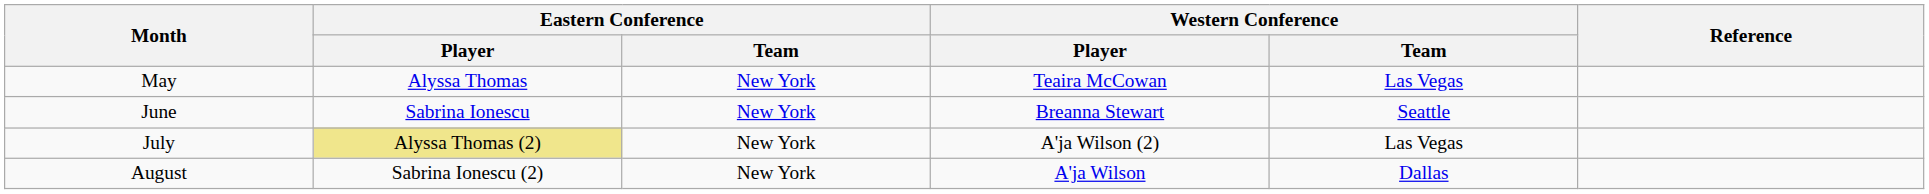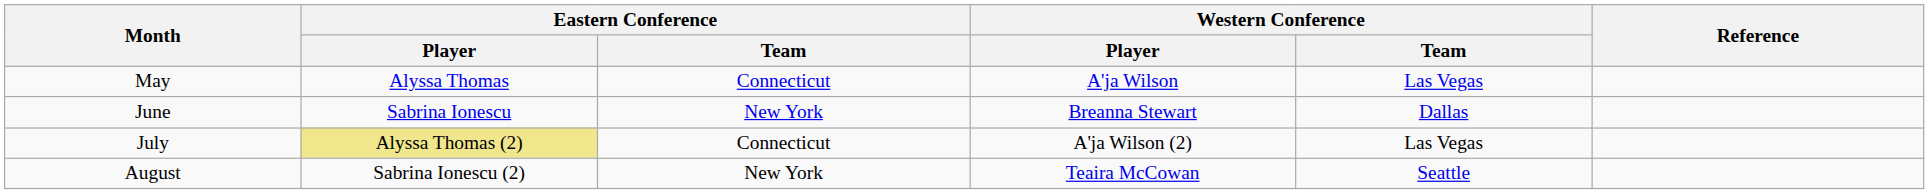(776, 81) New York -> (784, 81) Connecticut
(1100, 81) Teaira McCowan -> (1133, 81) A'ja Wilson
(1424, 111) Seattle -> (1444, 111) Dallas
(776, 142) New York -> (784, 142) Connecticut
(1100, 173) A'ja Wilson -> (1133, 173) Teaira McCowan
(1424, 173) Dallas -> (1444, 173) Seattle
